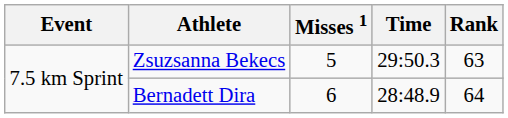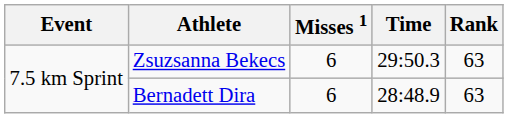(331, 61) 5 -> (331, 61) 6
(474, 95) 64 -> (474, 95) 63
